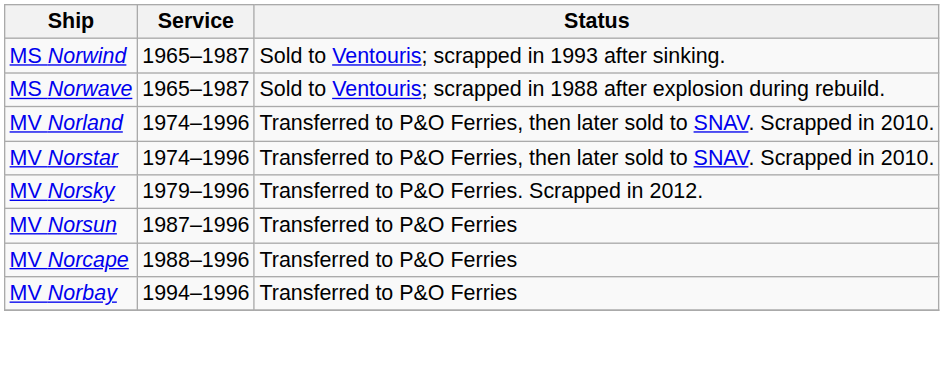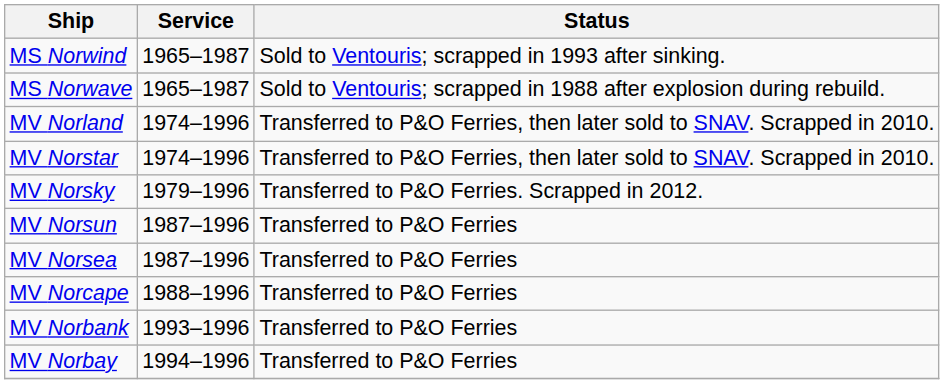+ row: (63, 259)
+ row: (69, 327)
